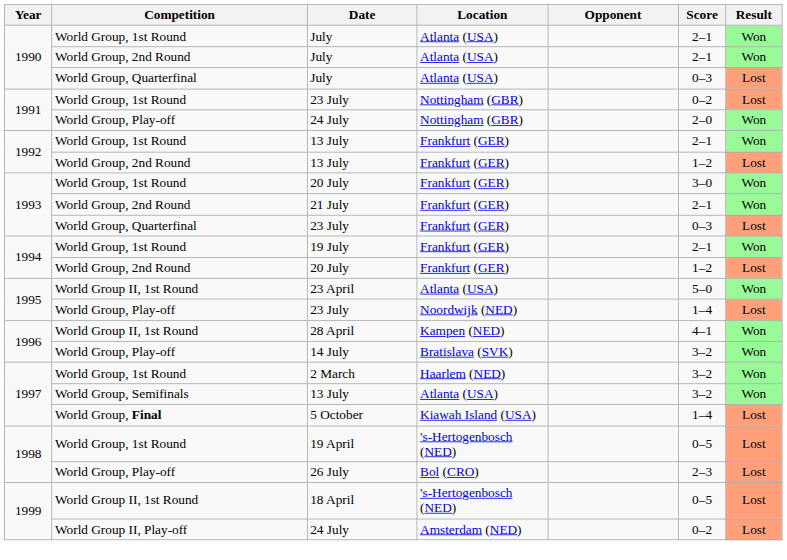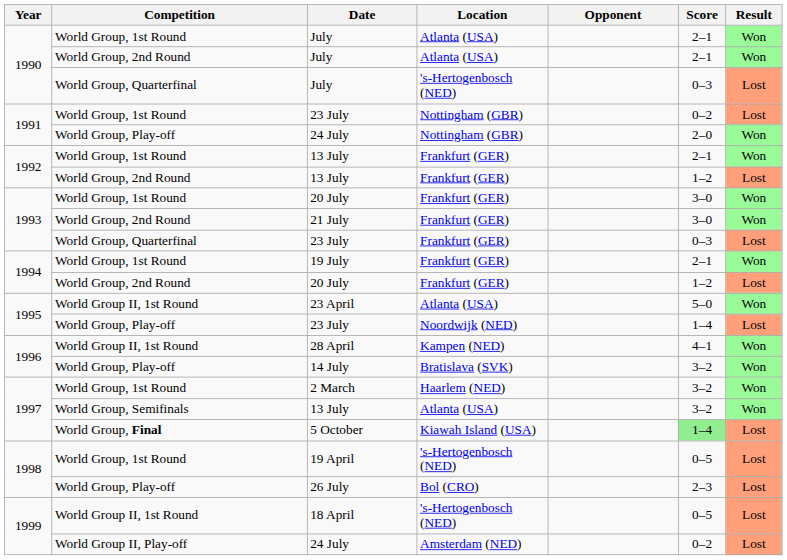(459, 78) Atlanta (USA) -> (466, 85) 's-Hertogenbosch (NED)
(702, 204) 2–1 -> (702, 219) 3–0
(702, 415) no background -> (702, 430) lightgreen background
